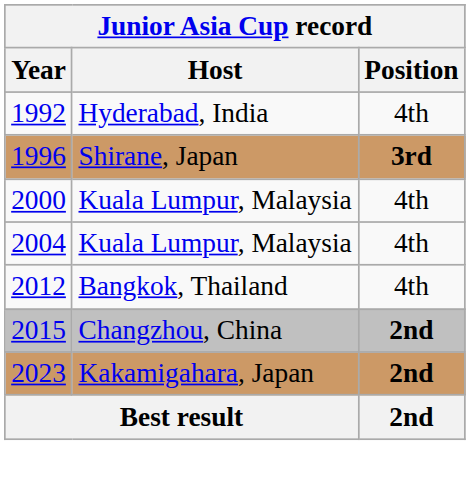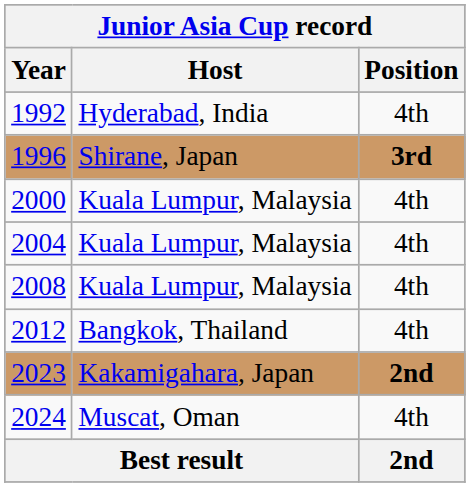+ row: (39, 286)
- row: (39, 329)
+ row: (39, 416)
